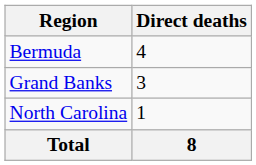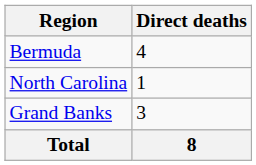rows swapped: (61, 82) <-> (68, 113)
